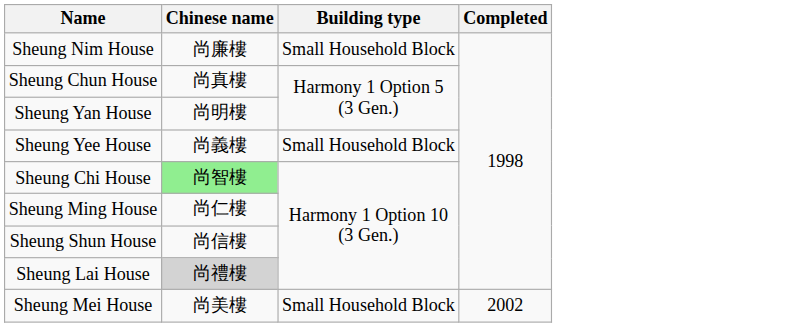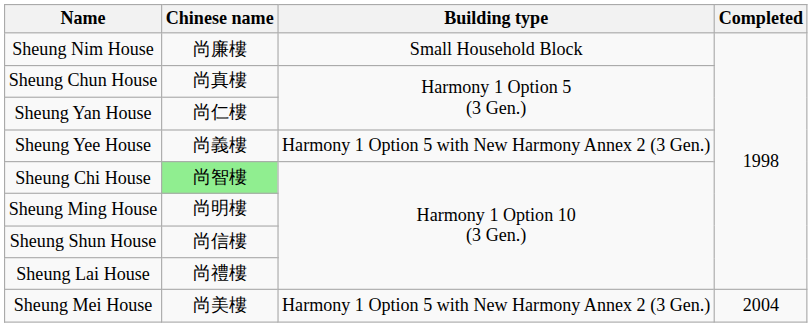(220, 112) 尚明樓 -> (220, 112) 尚仁樓
(368, 145) Small Household Block -> (496, 145) Harmony 1 Option 5 with New Harmony Annex 2 (3 Gen.)
(220, 208) 尚仁樓 -> (220, 208) 尚明樓
(220, 273) lightgrey background -> (220, 273) no background
(368, 305) Small Household Block -> (496, 305) Harmony 1 Option 5 with New Harmony Annex 2 (3 Gen.)
(505, 305) 2002 -> (761, 305) 2004
